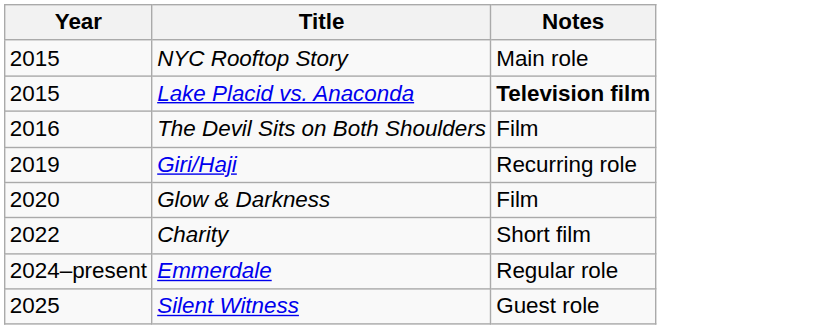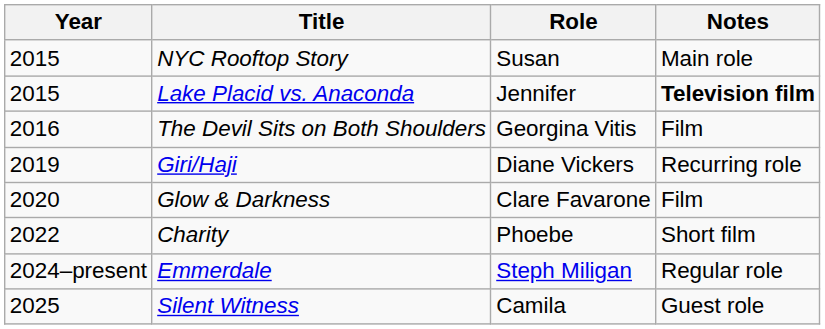+ column: (573, 22)
